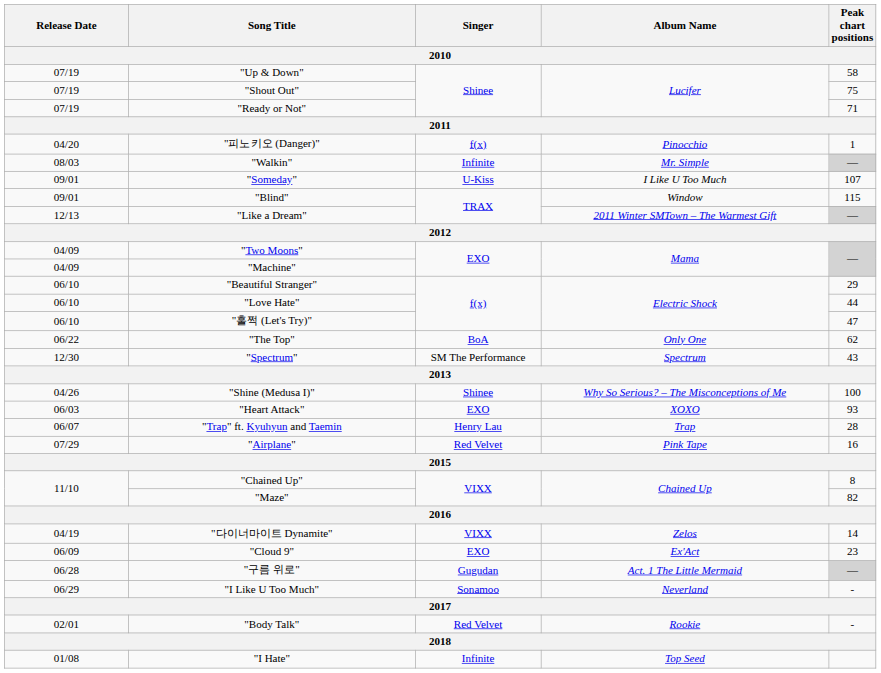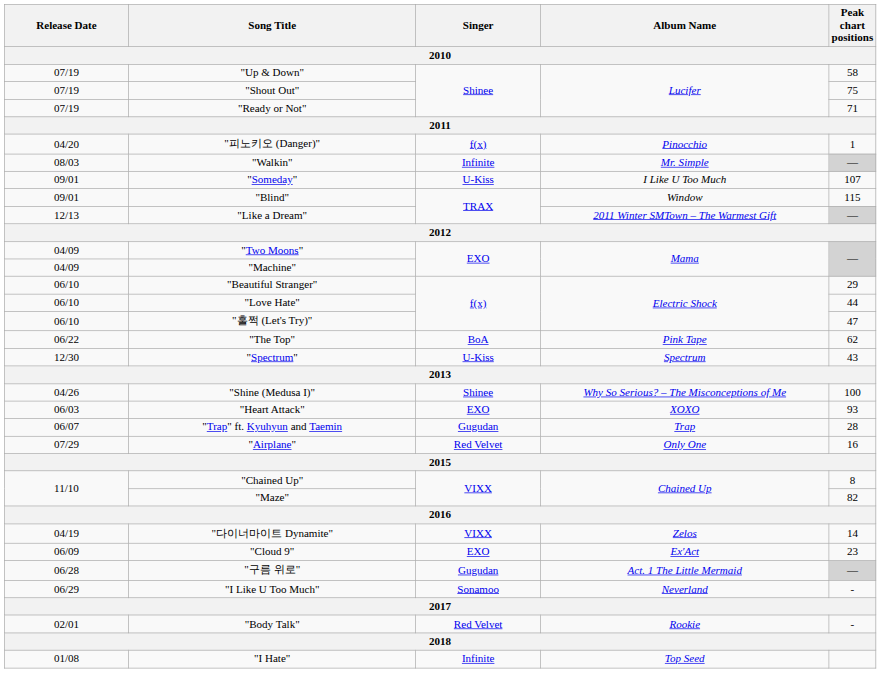(685, 339) Only One -> (685, 339) Pink Tape
(478, 357) SM The Performance -> (478, 357) U-Kiss
(478, 427) Henry Lau -> (478, 427) Gugudan
(685, 444) Pink Tape -> (685, 444) Only One
